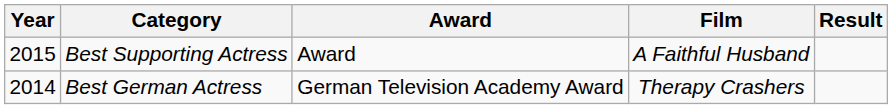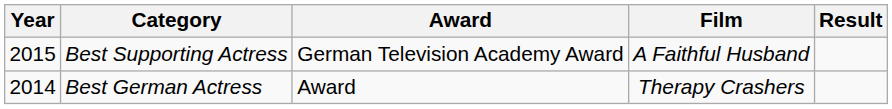(327, 53) Award -> (460, 53) German Television Academy Award
(460, 86) German Television Academy Award -> (327, 86) Award
